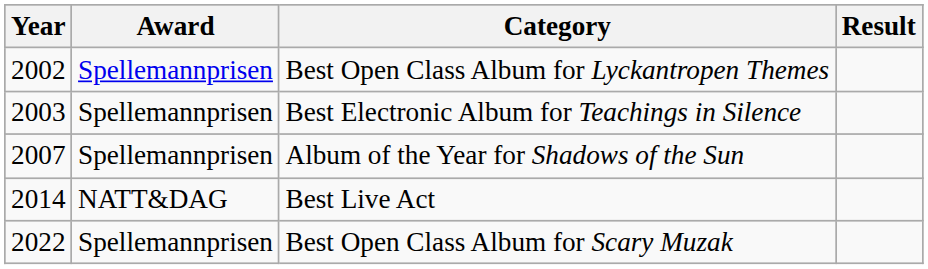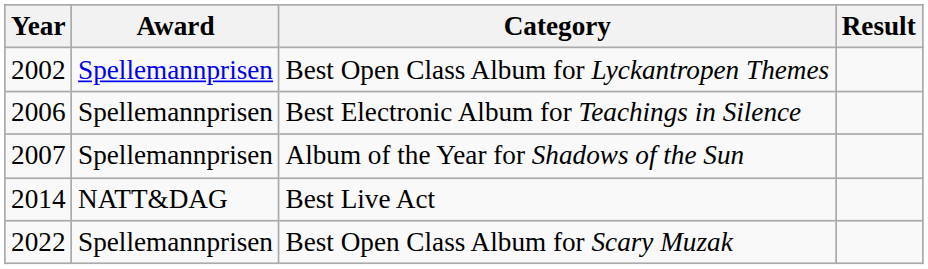(38, 112) 2003 -> (38, 112) 2006
